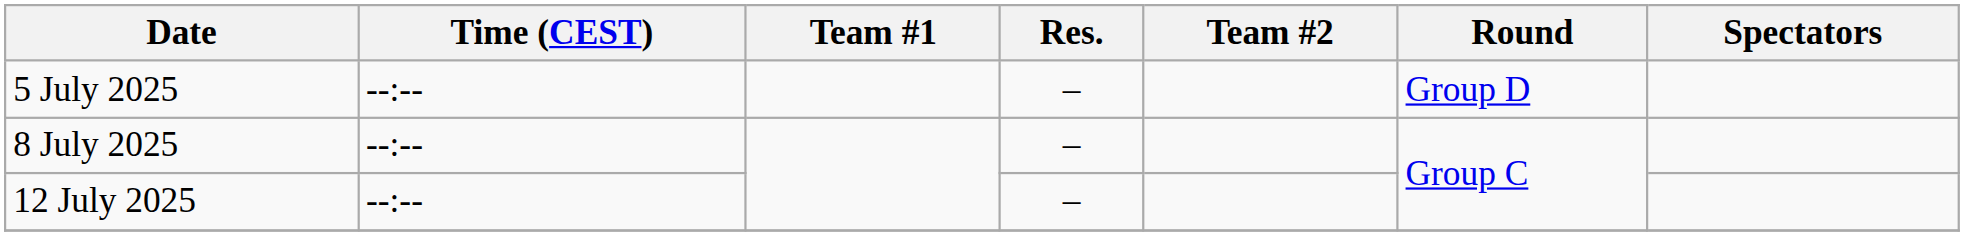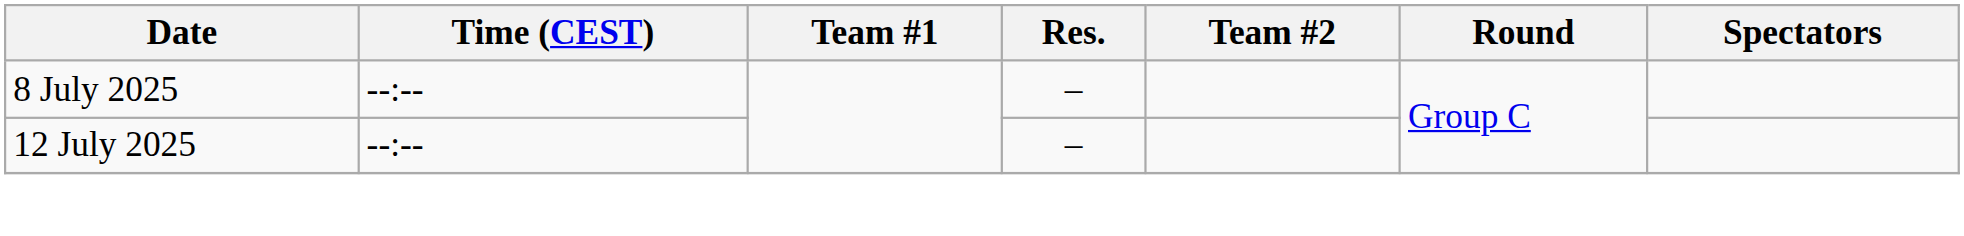- row: (96, 88)
